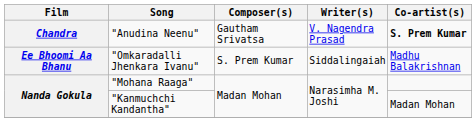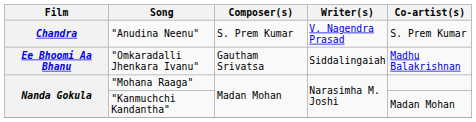(241, 34) Gautham Srivatsa -> (255, 34) S. Prem Kumar
(428, 34) bold -> (428, 34) normal
(255, 61) S. Prem Kumar -> (241, 61) Gautham Srivatsa
